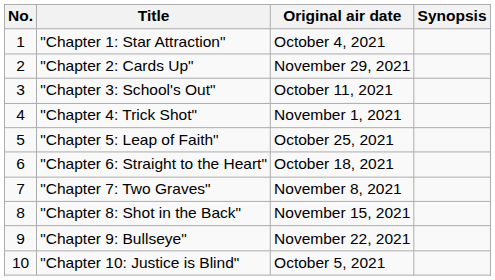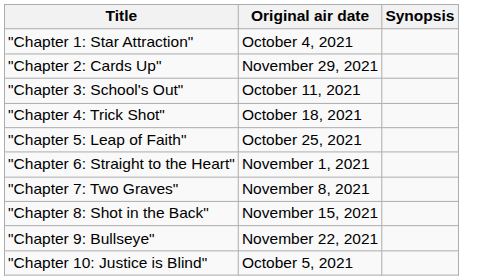- column: (21, 16)
(338, 115) November 1, 2021 -> (302, 115) October 18, 2021
(334, 164) October 18, 2021 -> (306, 164) November 1, 2021
